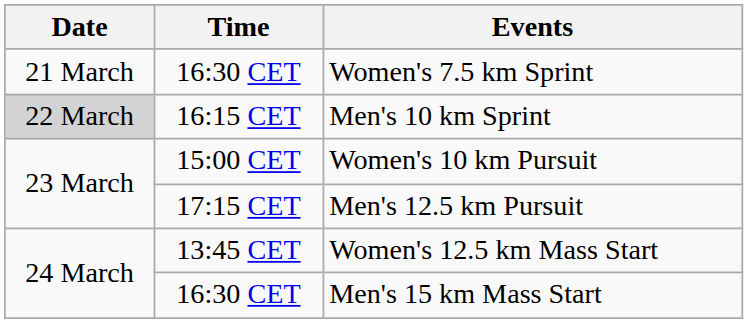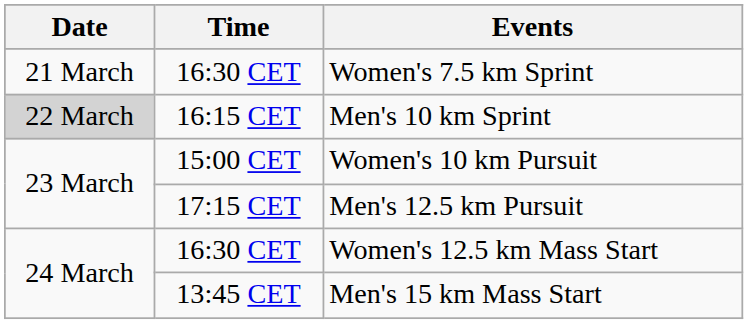(238, 250) 13:45 CET -> (238, 250) 16:30 CET
(238, 294) 16:30 CET -> (238, 294) 13:45 CET
